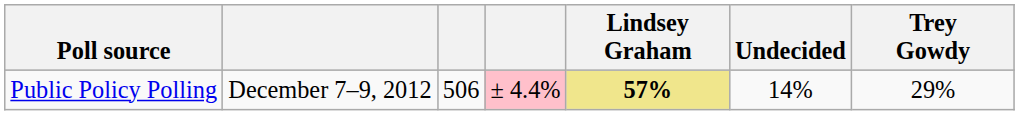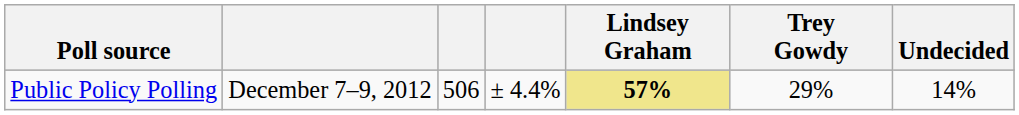columns swapped: (933, 37) <-> (790, 51)
(526, 89) pink background -> (526, 89) no background
